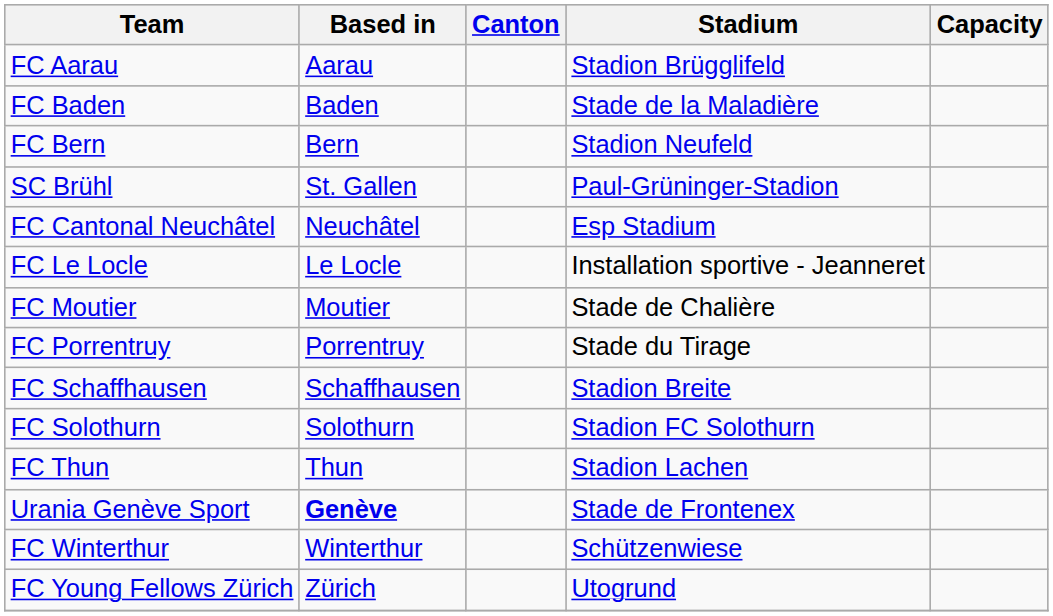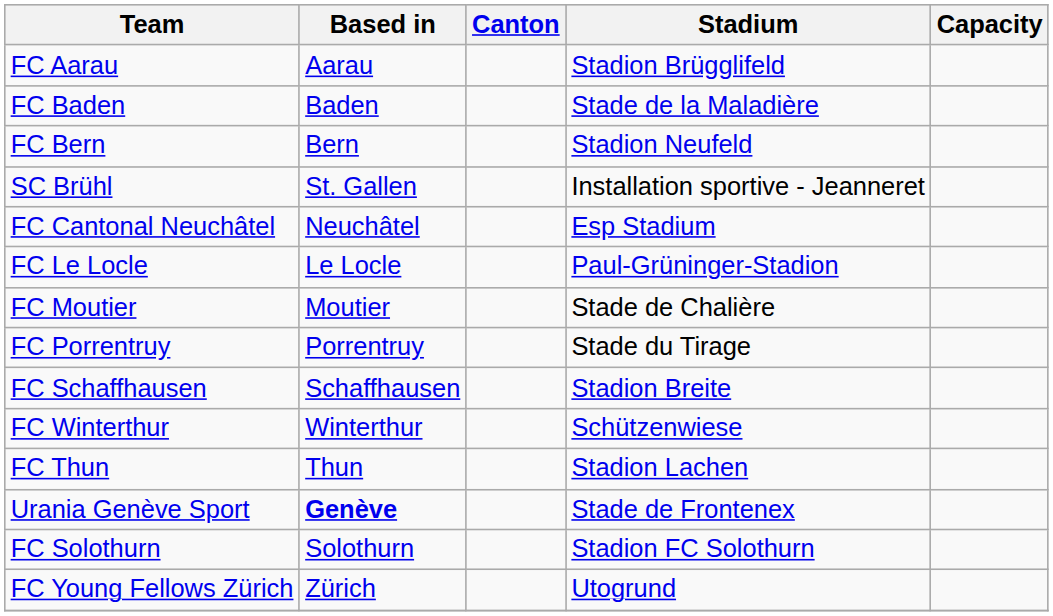(705, 186) Paul-Grüninger-Stadion -> (748, 186) Installation sportive - Jeanneret
(748, 266) Installation sportive - Jeanneret -> (705, 266) Paul-Grüninger-Stadion
rows swapped: (86, 428) <-> (90, 549)
